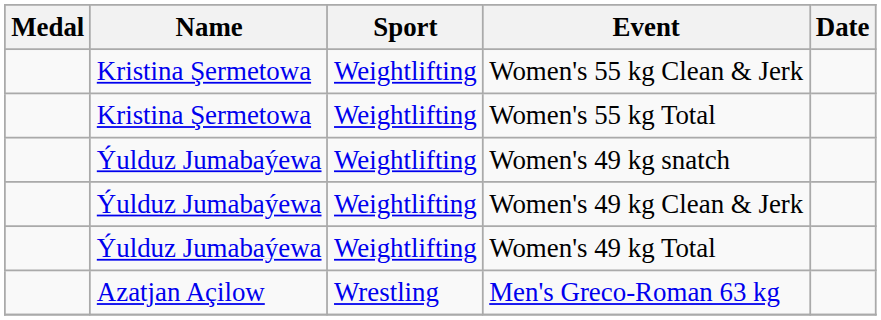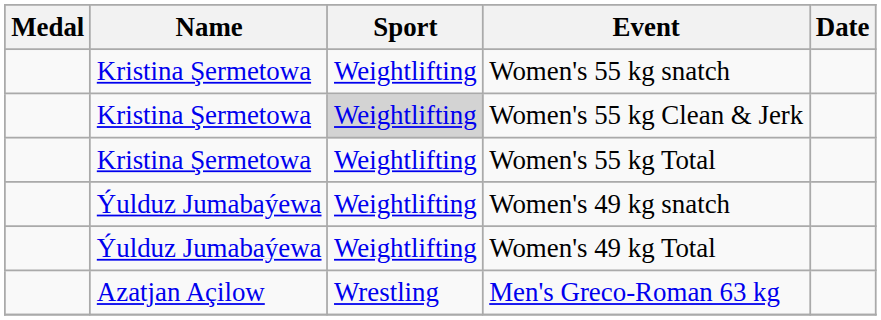+ row: (610, 71)
(405, 71) no background -> (405, 115) lightgrey background
- row: (646, 204)
